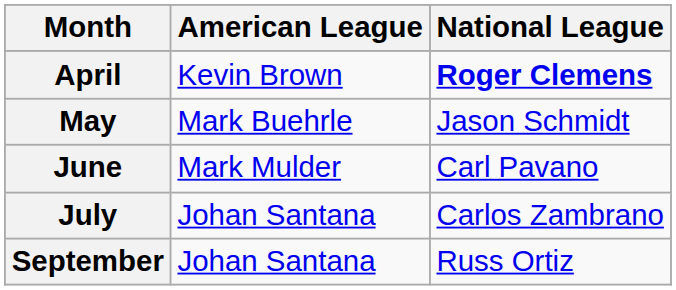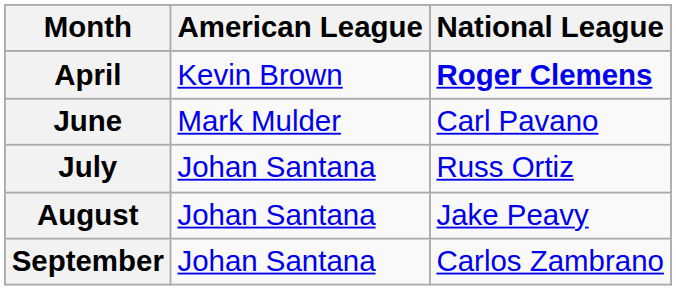- row: (88, 121)
(550, 214) Carlos Zambrano -> (505, 167) Russ Ortiz
+ row: (88, 214)
(505, 261) Russ Ortiz -> (550, 261) Carlos Zambrano
